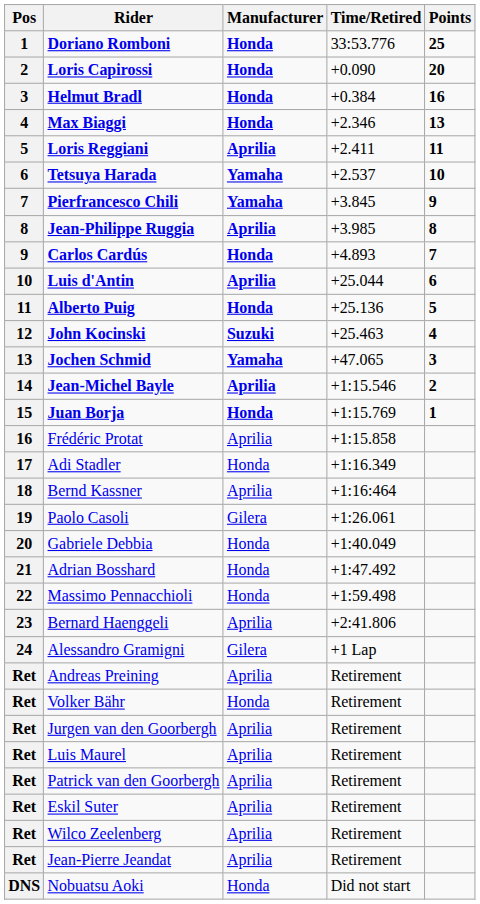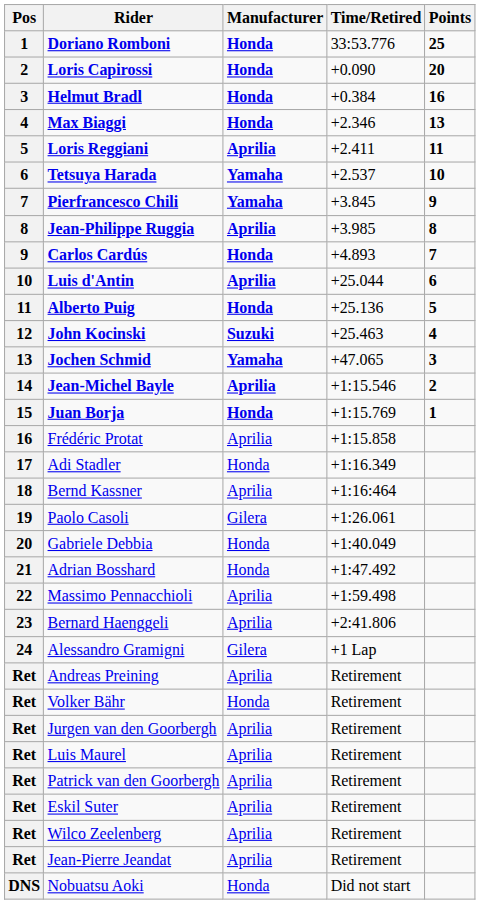(248, 596) Honda -> (250, 596) Aprilia
